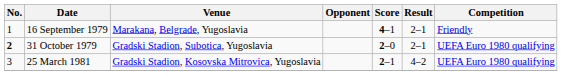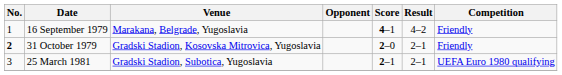(418, 29) 2–1 -> (418, 29) 4–2
(192, 45) Gradski Stadion, Subotica, Yugoslavia -> (217, 45) Gradski Stadion, Kosovska Mitrovica, Yugoslavia
(496, 45) UEFA Euro 1980 qualifying -> (455, 45) Friendly
(217, 62) Gradski Stadion, Kosovska Mitrovica, Yugoslavia -> (192, 62) Gradski Stadion, Subotica, Yugoslavia
(418, 62) 4–2 -> (418, 62) 2–1
